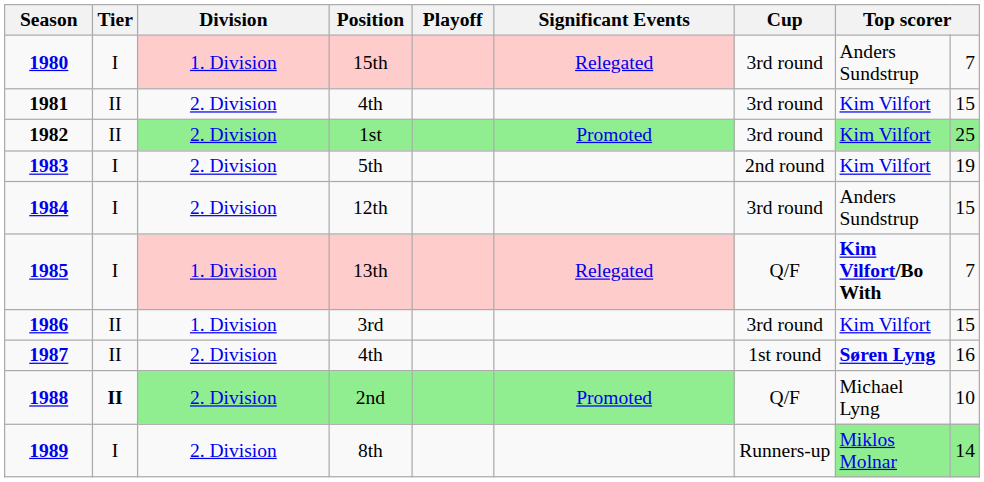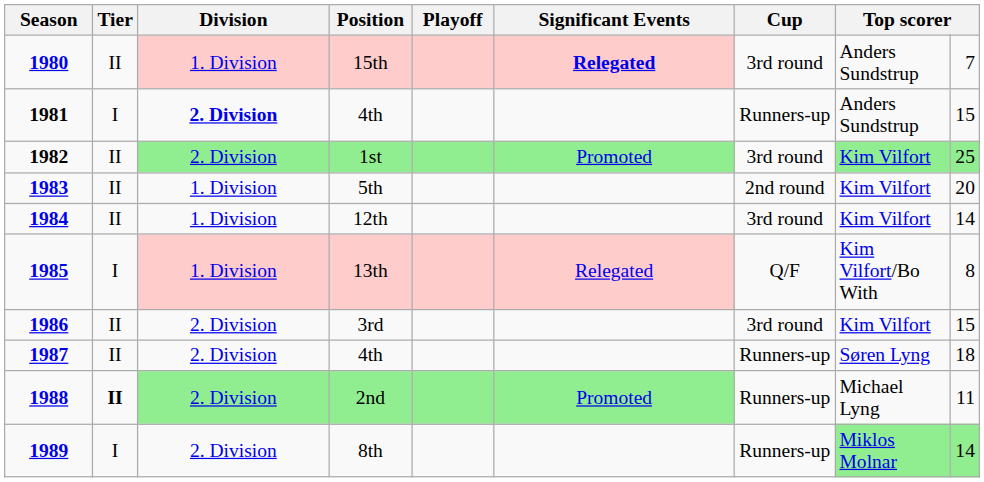(115, 61) I -> (115, 61) II
(614, 61) normal -> (614, 61) bold
(115, 103) II -> (115, 114) I
(233, 103) normal -> (233, 114) bold
(785, 103) 3rd round -> (785, 114) Runners-up
(885, 103) Kim Vilfort -> (879, 114) Anders Sundstrup
(115, 165) I -> (115, 187) II
(233, 165) 2. Division -> (233, 187) 1. Division
(965, 165) 19 -> (965, 187) 20
(115, 207) I -> (115, 218) II
(233, 207) 2. Division -> (233, 218) 1. Division
(879, 207) Anders Sundstrup -> (885, 218) Kim Vilfort
(965, 207) 15 -> (965, 218) 14
(881, 271) bold -> (880, 271) normal
(970, 271) 7 -> (970, 271) 8
(233, 324) 1. Division -> (233, 324) 2. Division
(785, 355) 1st round -> (785, 355) Runners-up
(887, 355) bold -> (885, 355) normal
(965, 355) 16 -> (965, 355) 18
(785, 397) Q/F -> (785, 397) Runners-up
(965, 397) 10 -> (965, 397) 11
